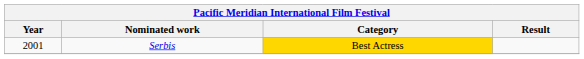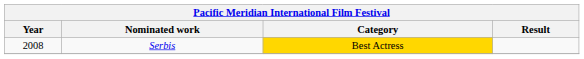(33, 45) 2001 -> (33, 45) 2008
